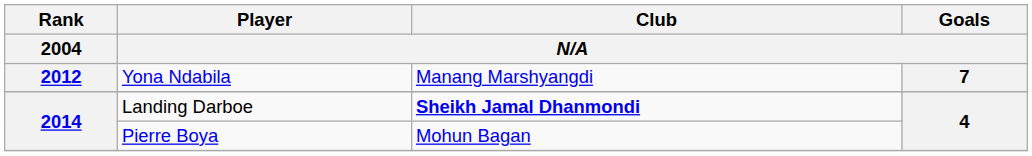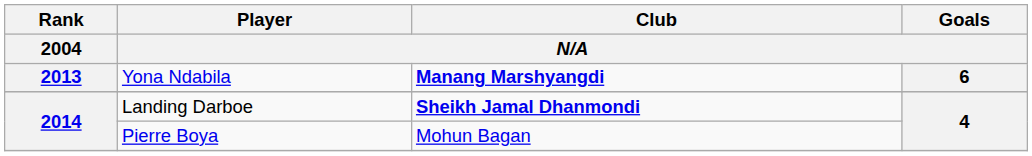(61, 78) 2012 -> (61, 78) 2013
(505, 78) normal -> (510, 78) bold
(964, 78) 7 -> (964, 78) 6
